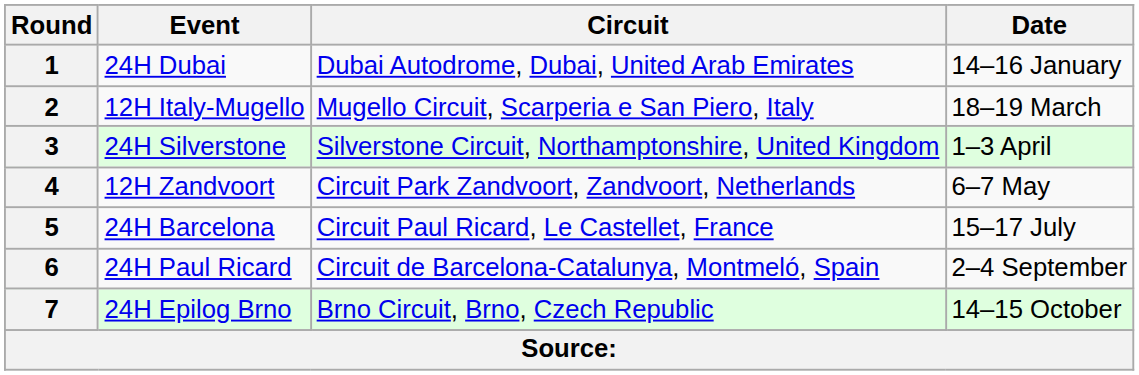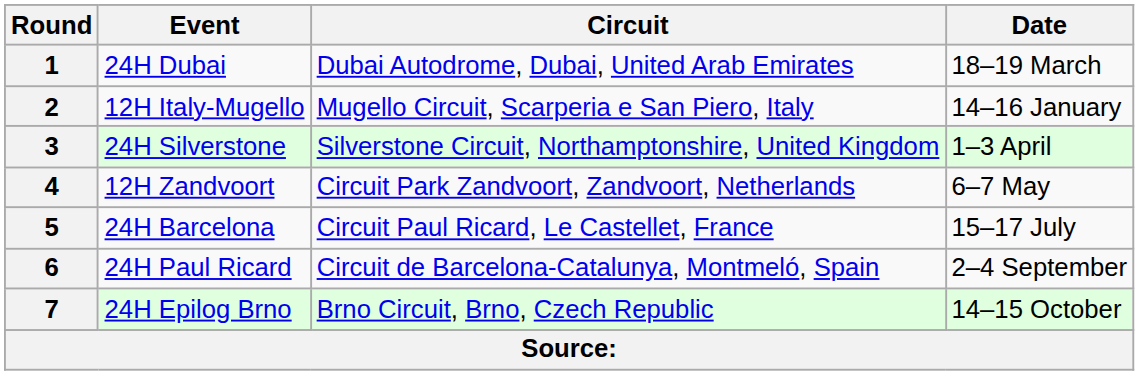(1036, 65) 14–16 January -> (1026, 65) 18–19 March
(1026, 106) 18–19 March -> (1036, 106) 14–16 January
